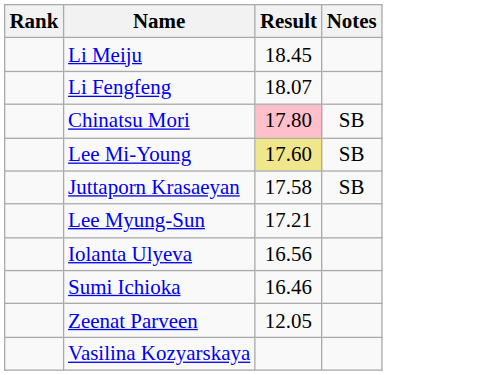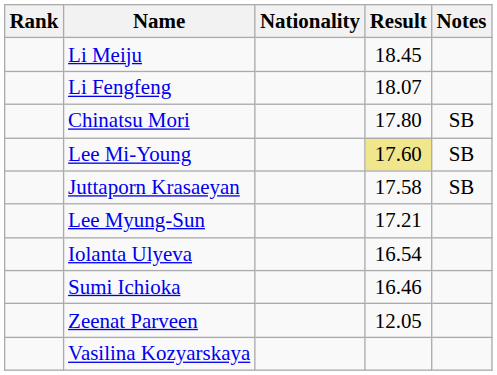+ column: (310, 21)
(288, 120) pink background -> (398, 120) no background
(288, 253) 16.56 -> (398, 253) 16.54
